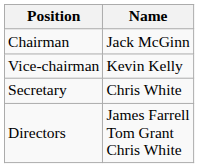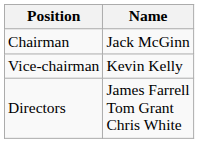- row: (37, 90)
